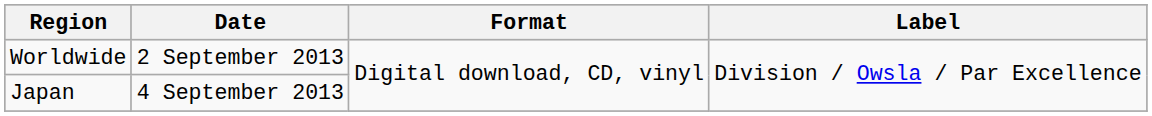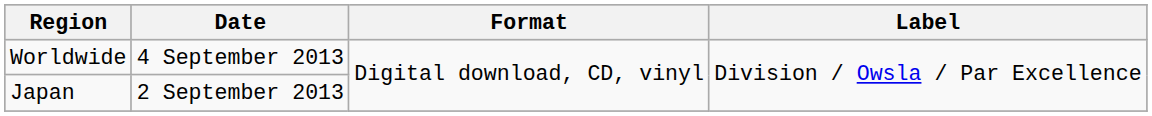(240, 58) 2 September 2013 -> (240, 58) 4 September 2013
(240, 93) 4 September 2013 -> (240, 93) 2 September 2013
